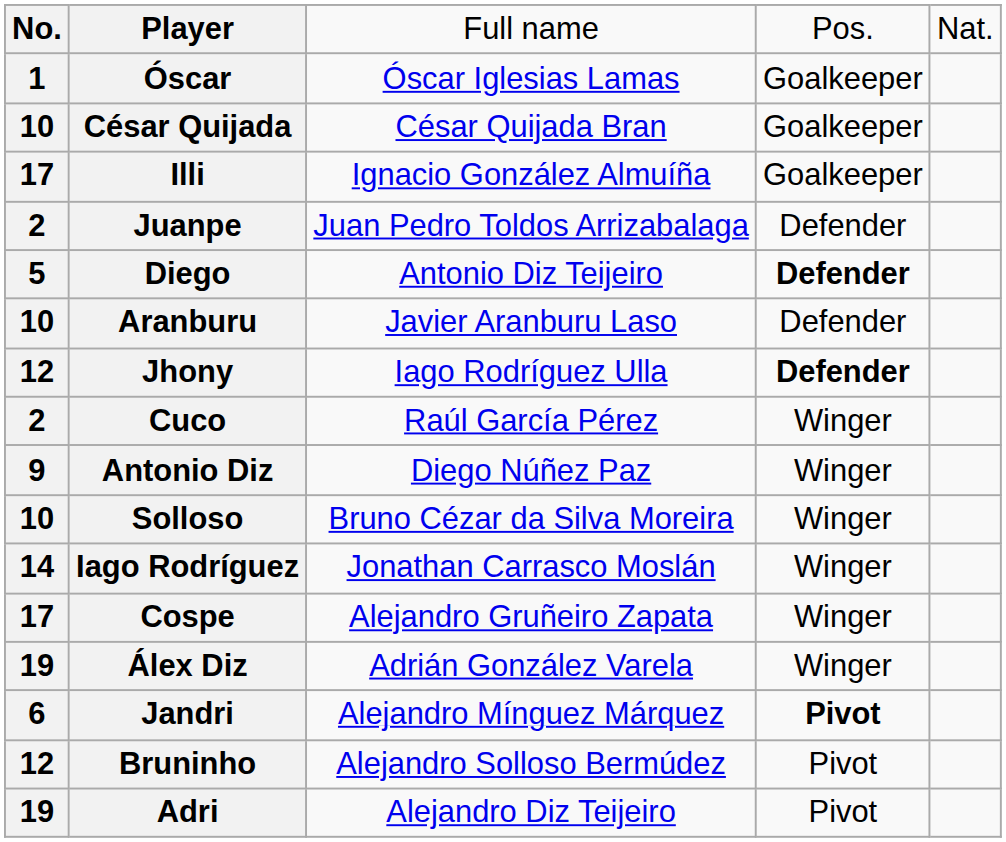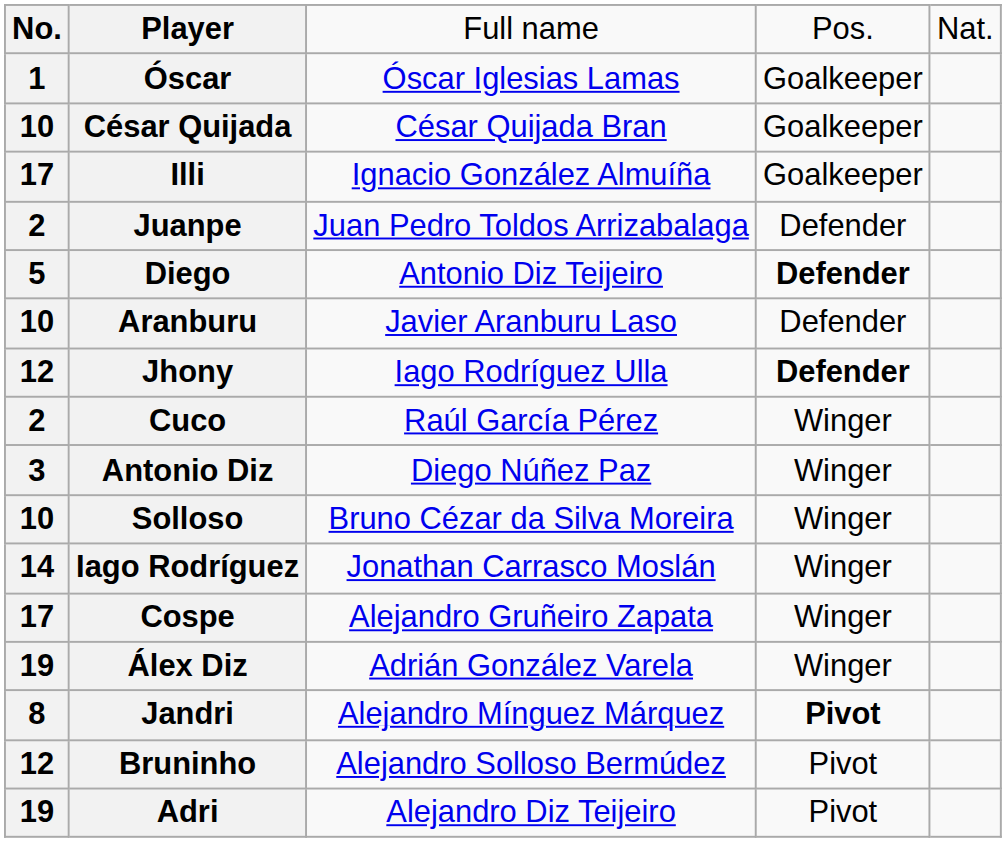(37, 469) 9 -> (37, 469) 3
(37, 714) 6 -> (37, 714) 8
